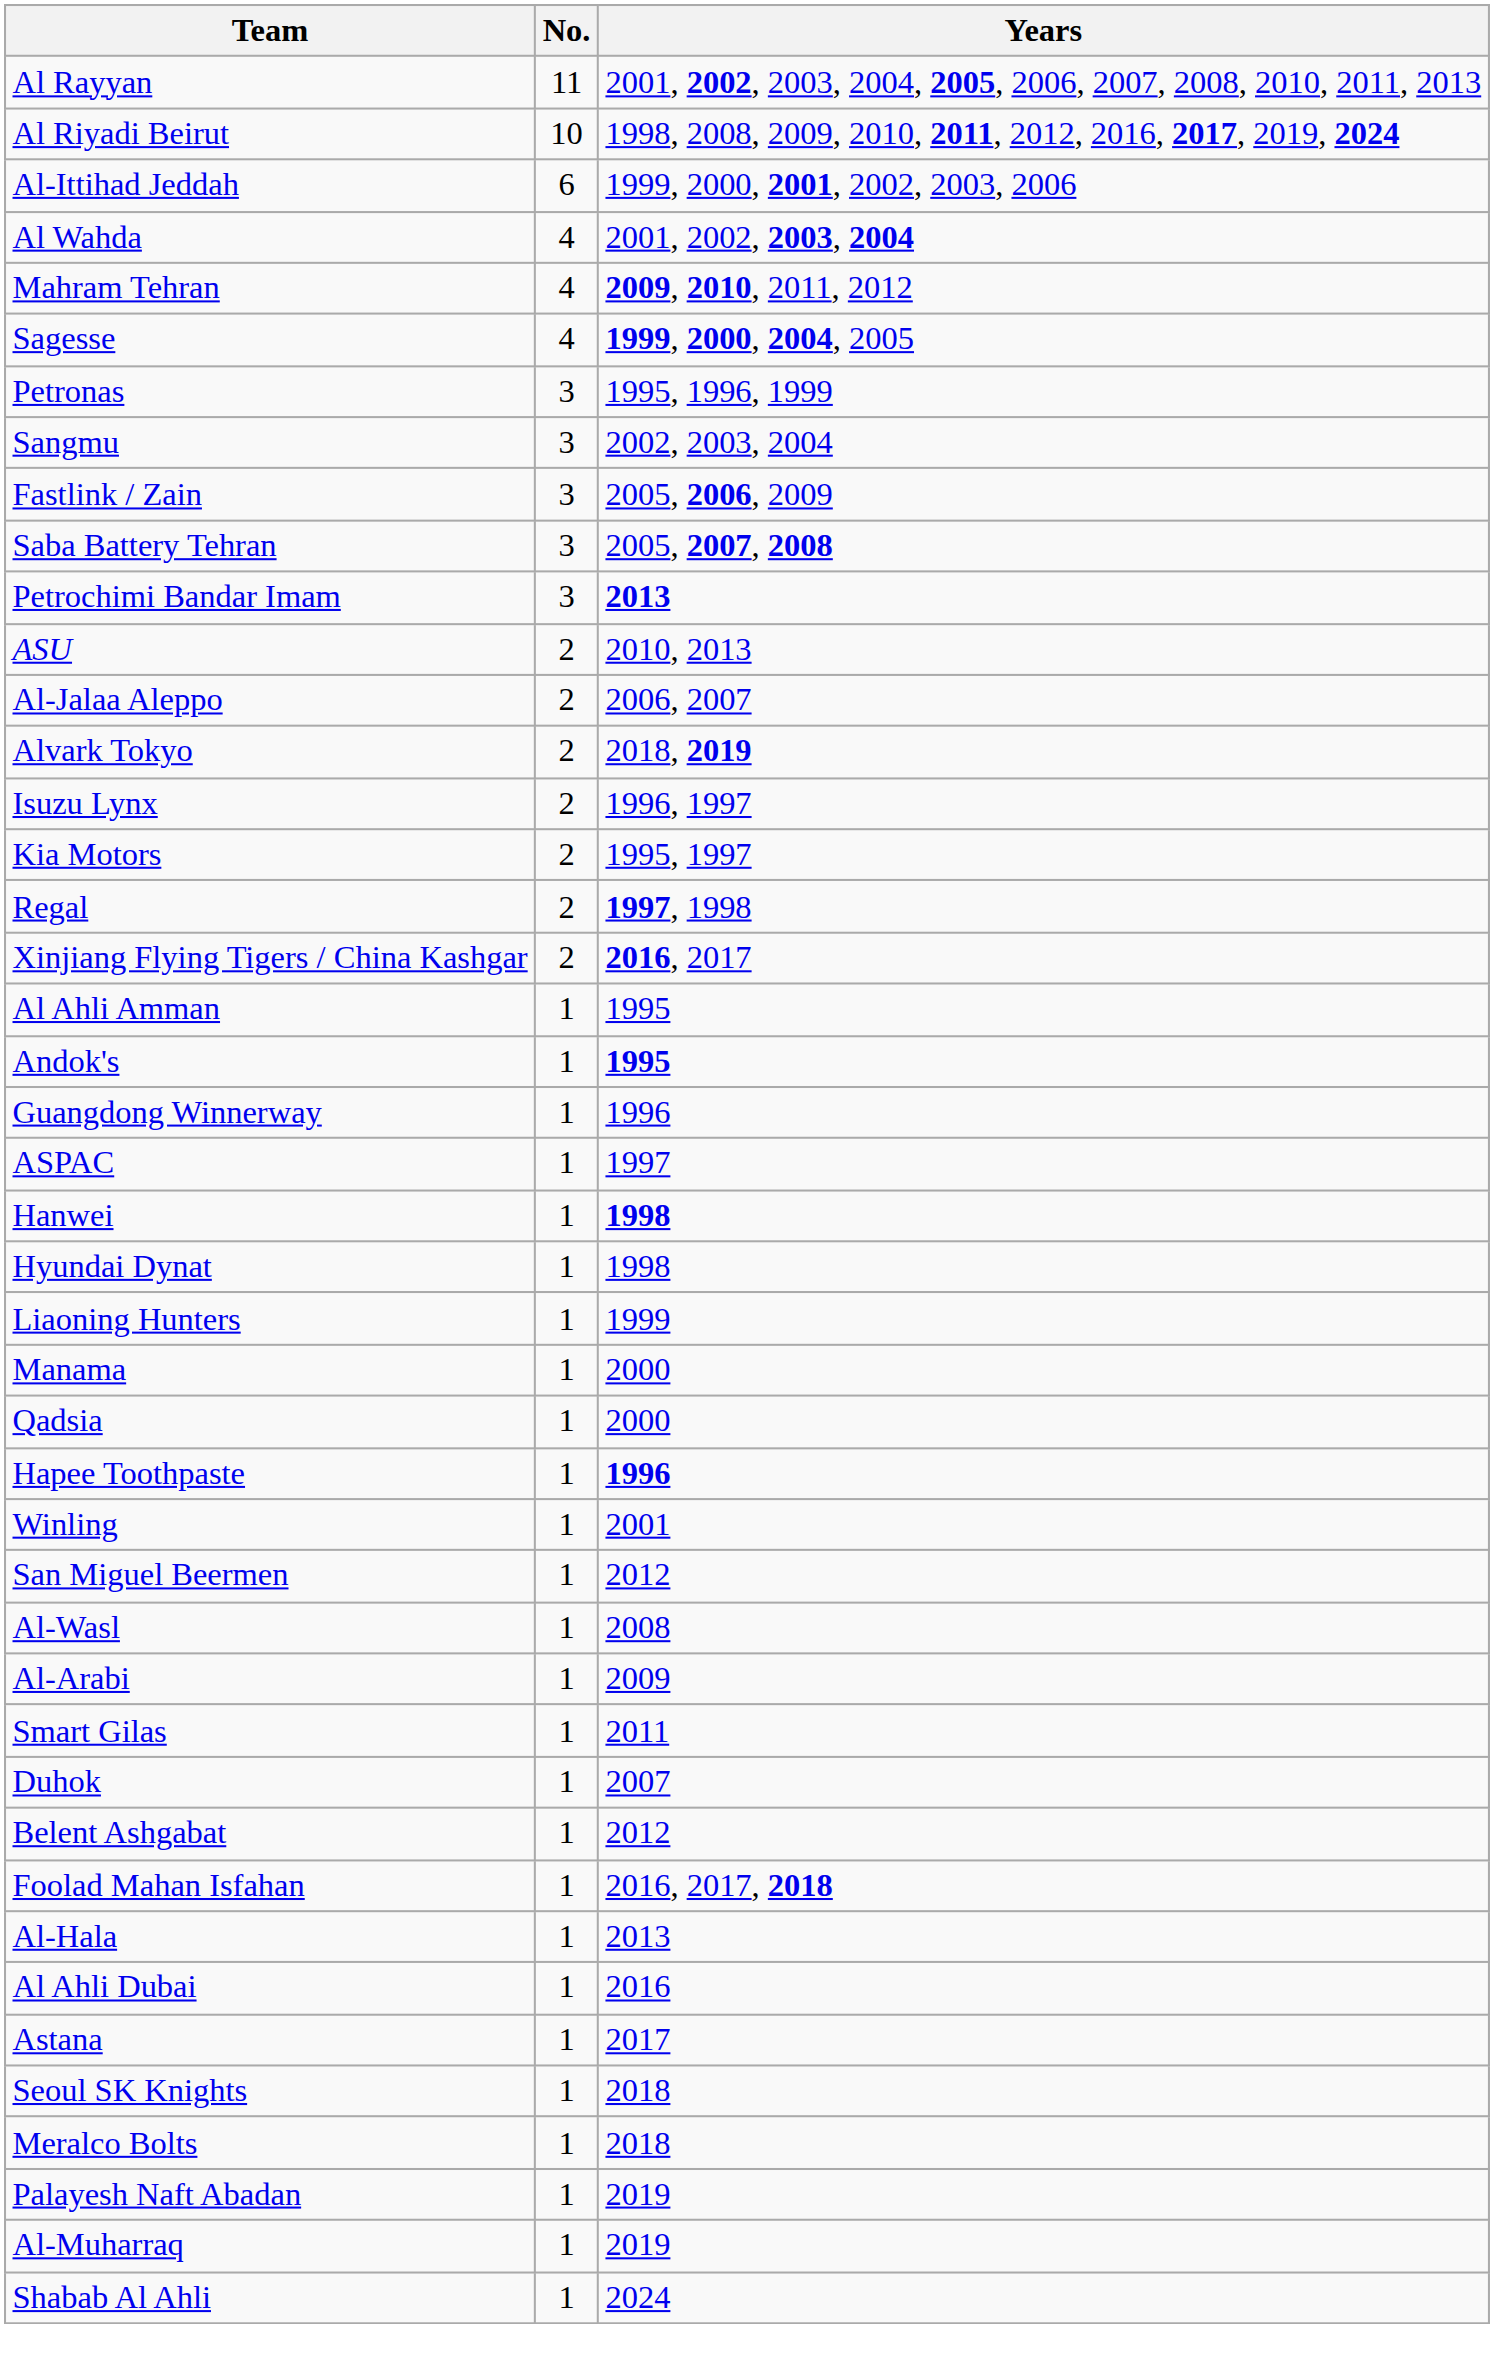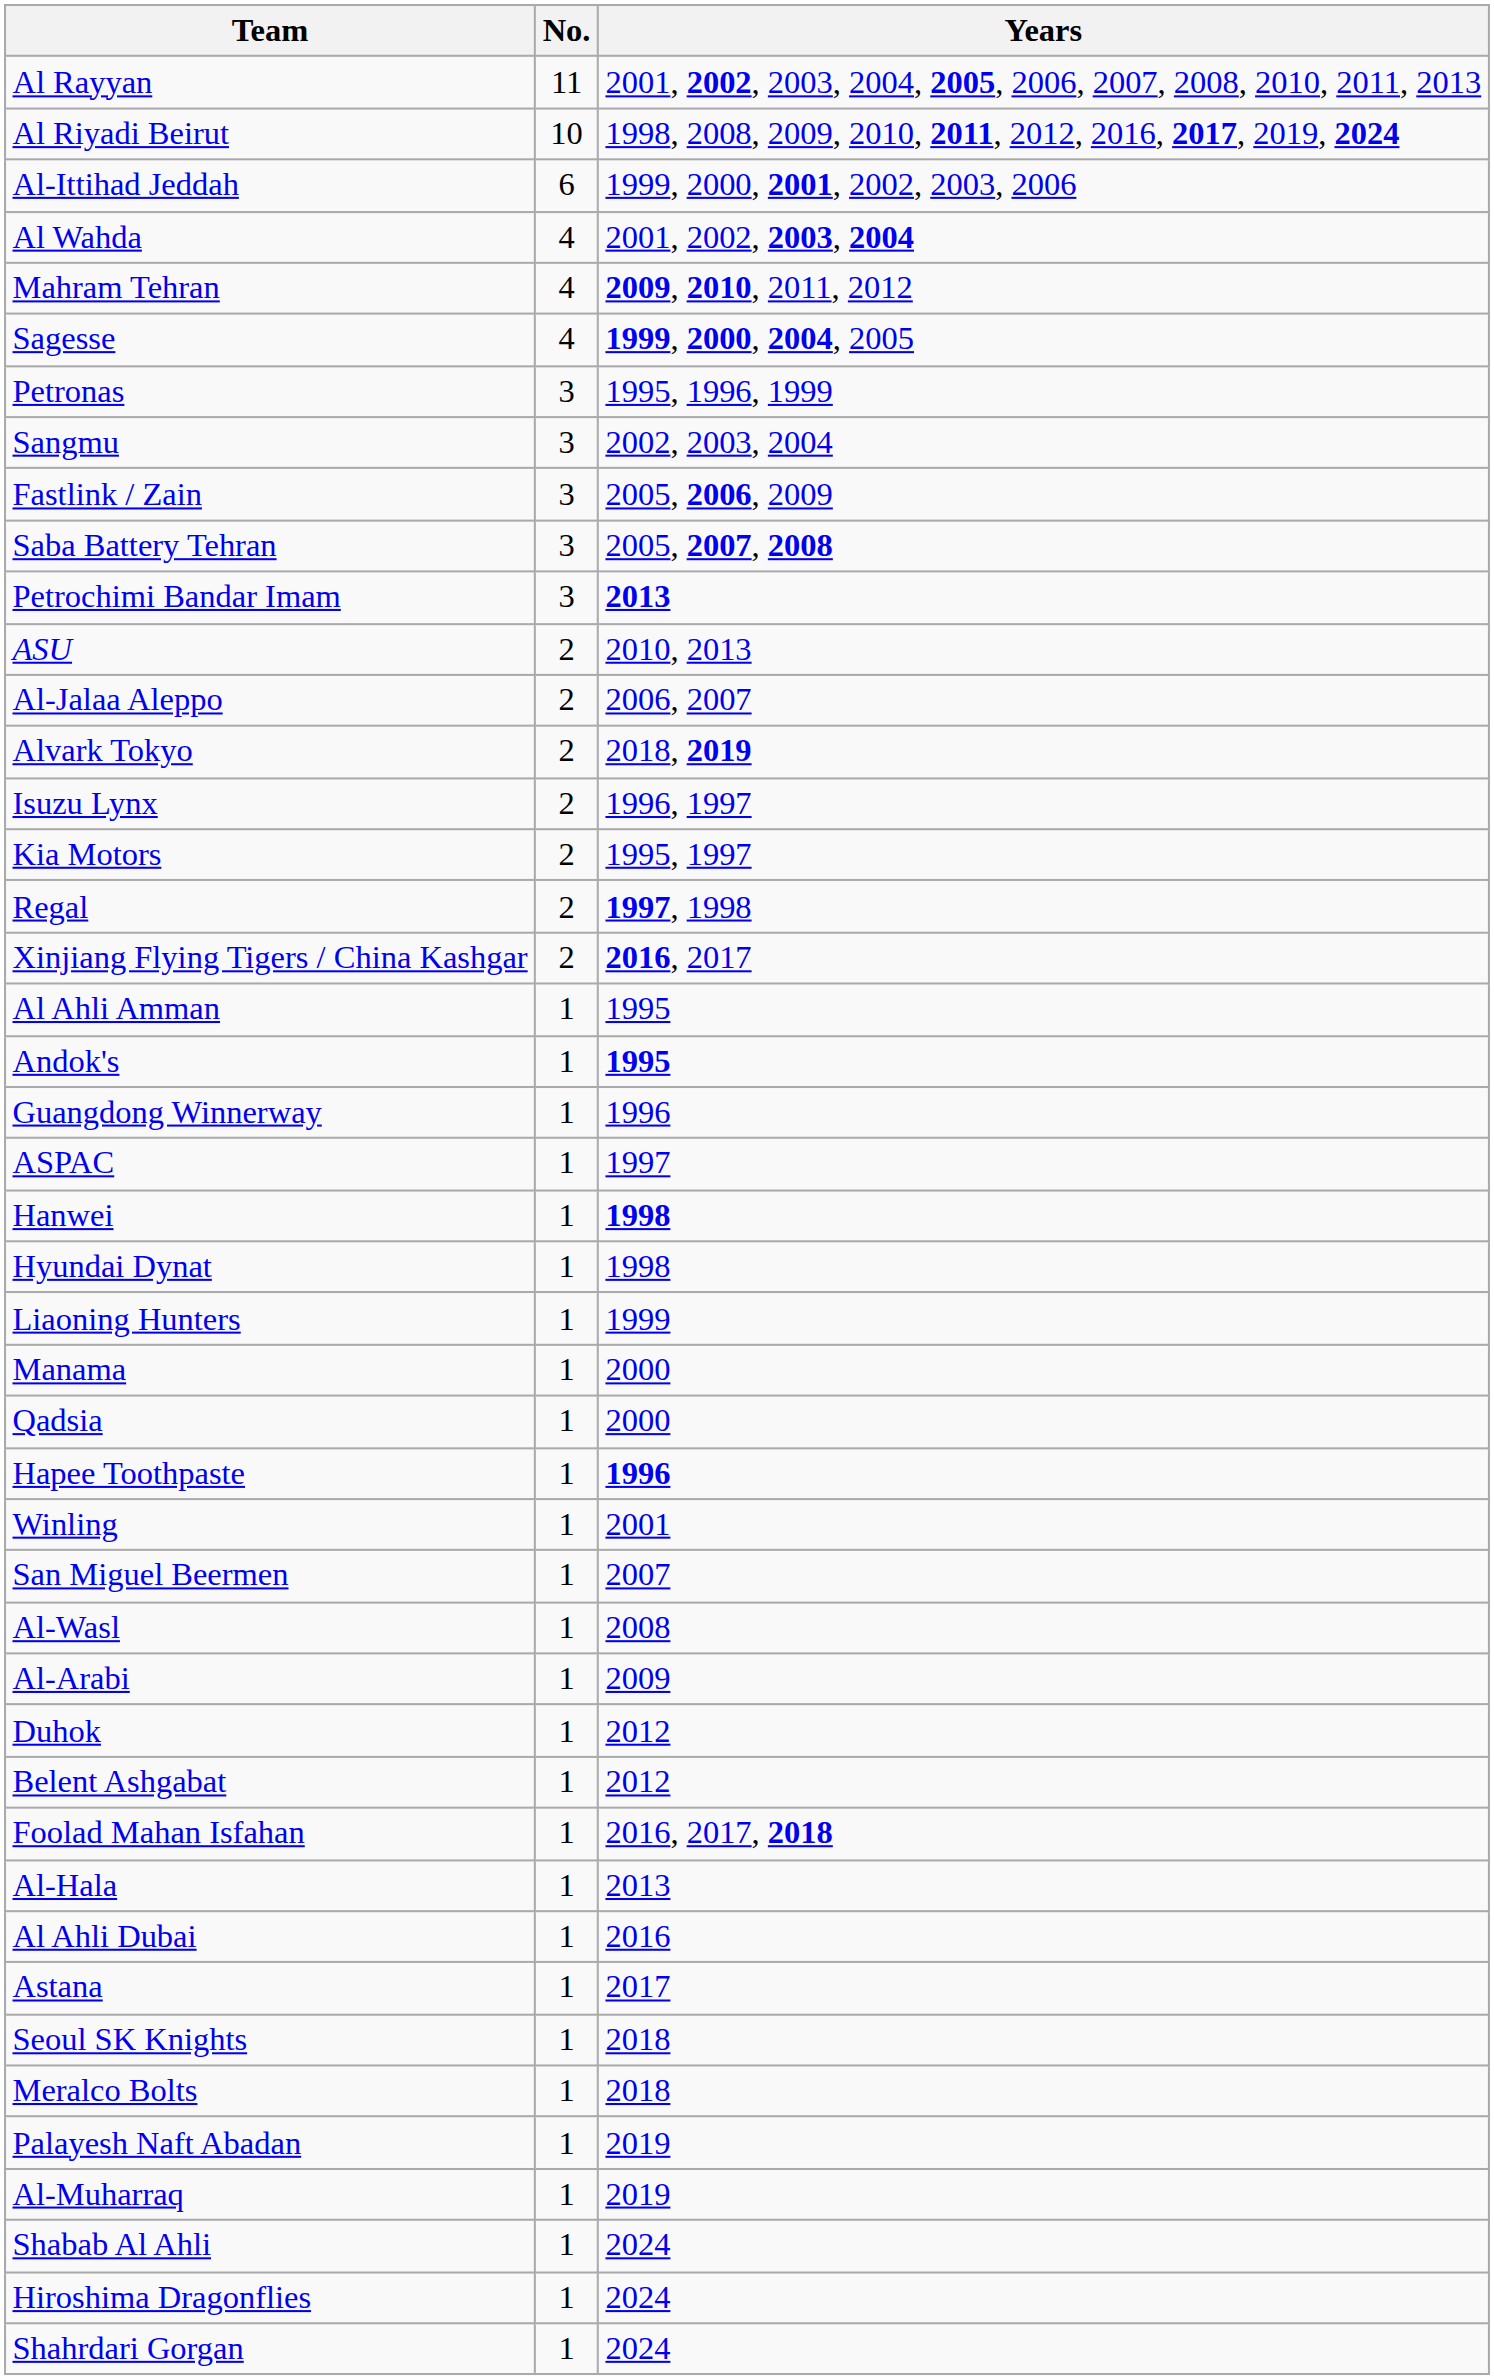(638, 1575) 2012 -> (638, 1575) 2007
- row: (90, 1730)
(638, 1781) 2007 -> (638, 1730) 2012
+ row: (162, 2296)
+ row: (128, 2348)
